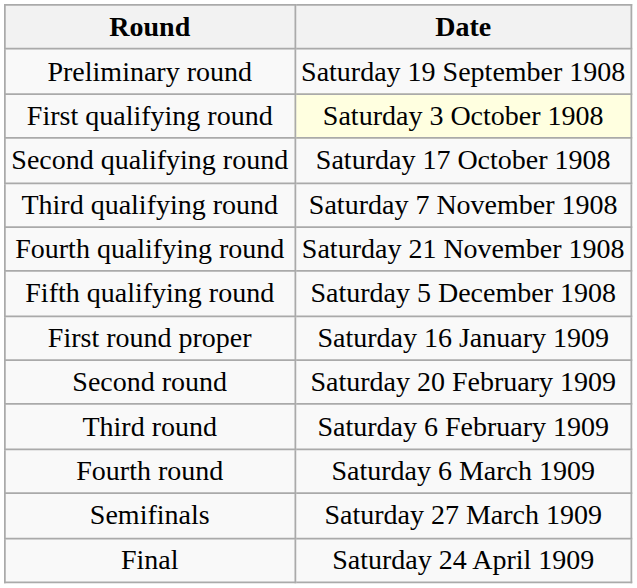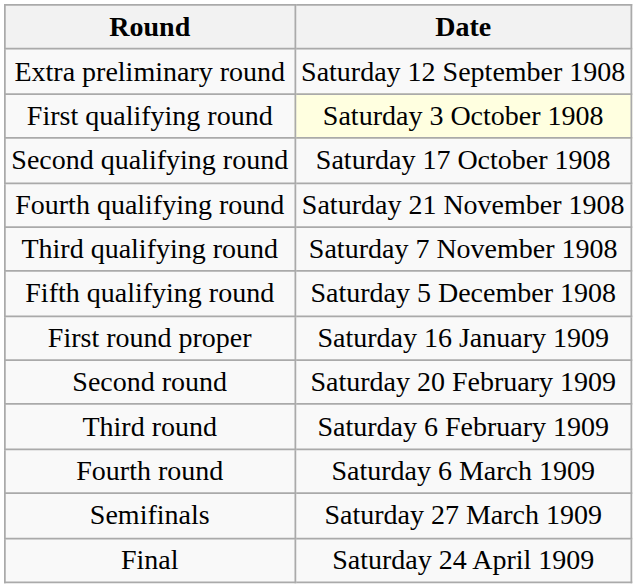+ row: (150, 71)
- row: (150, 71)
rows swapped: (150, 204) <-> (150, 248)
